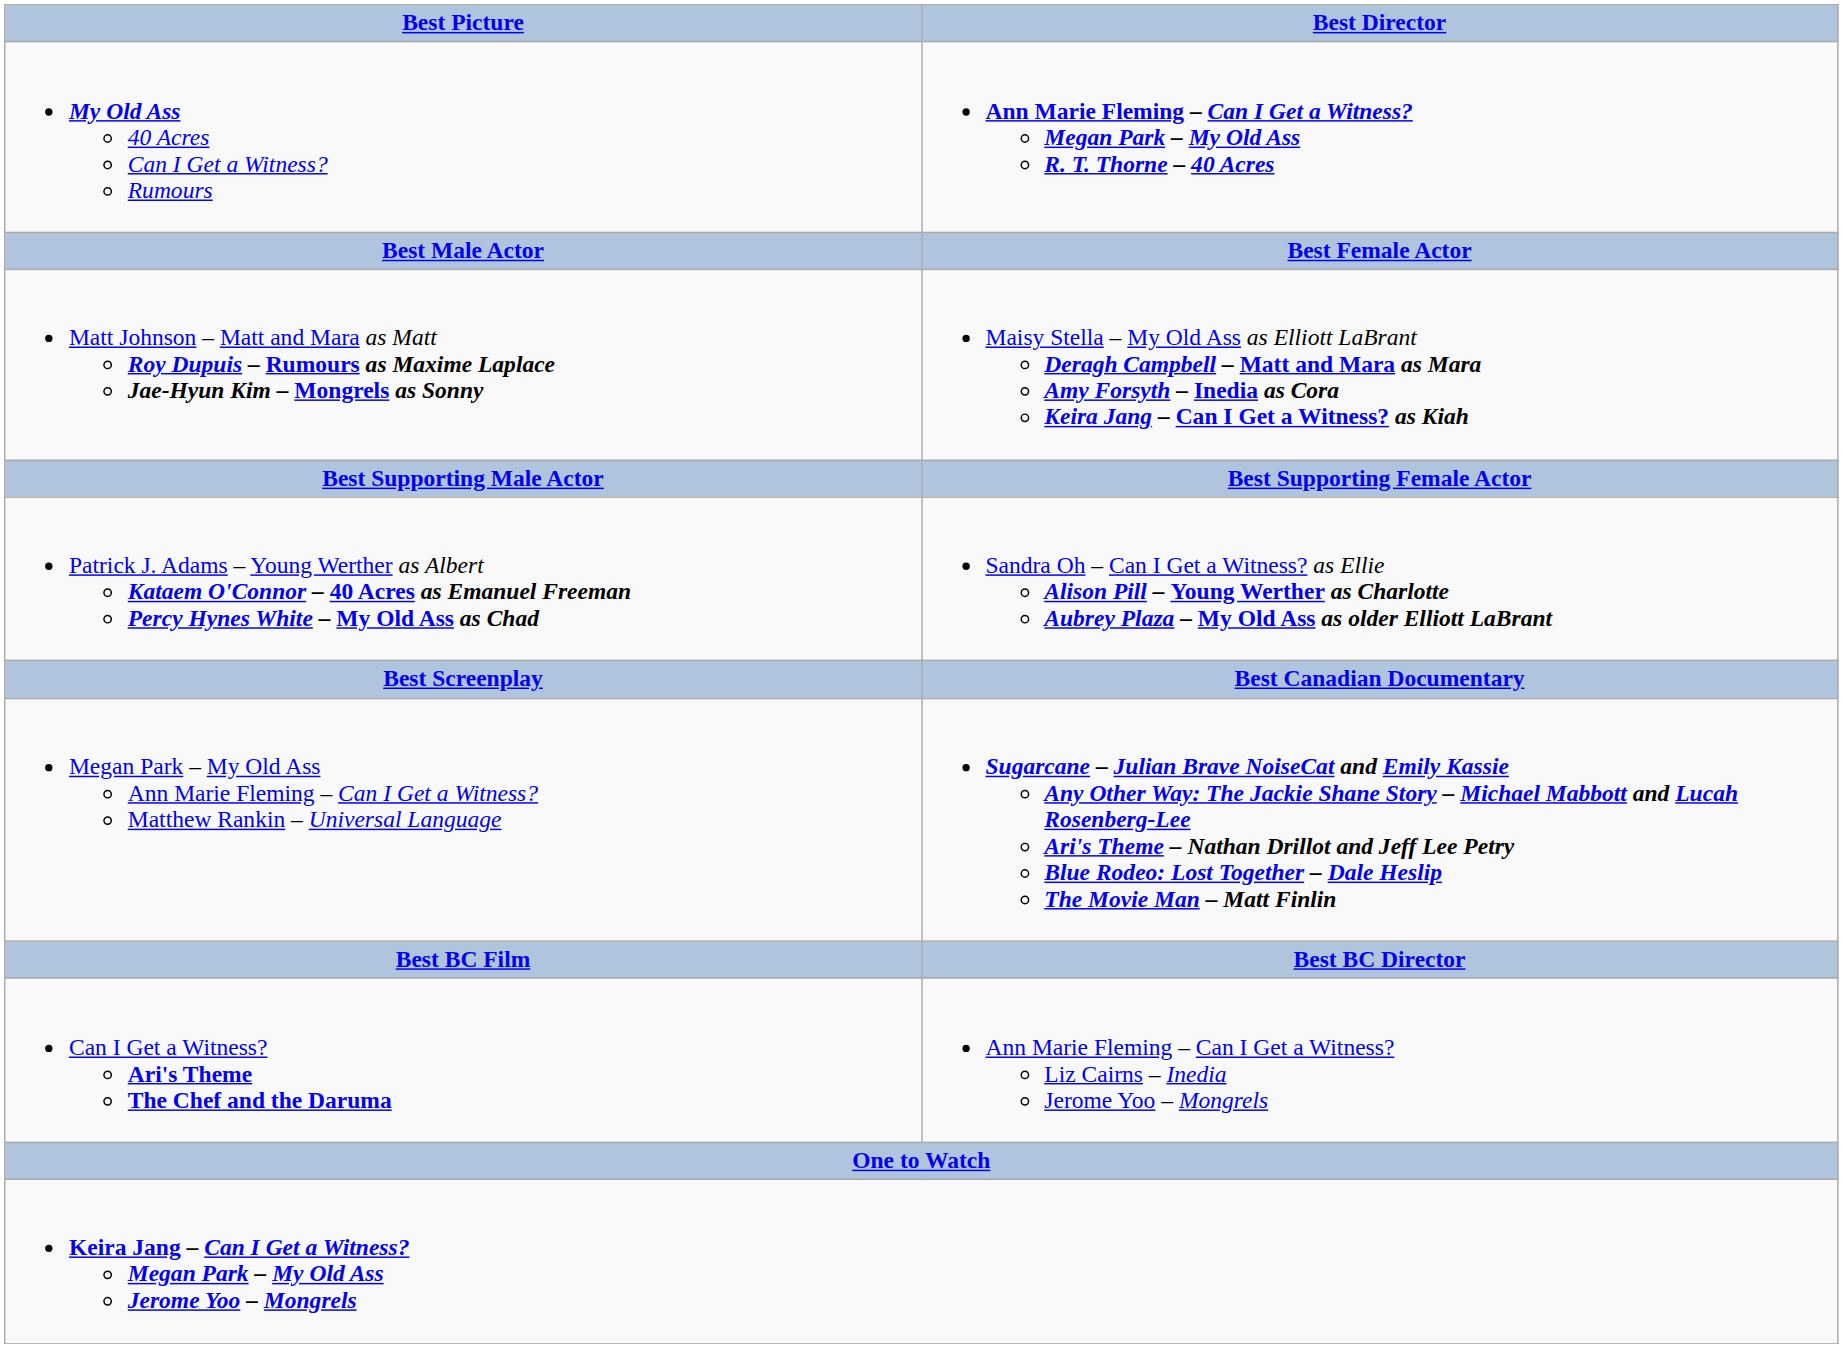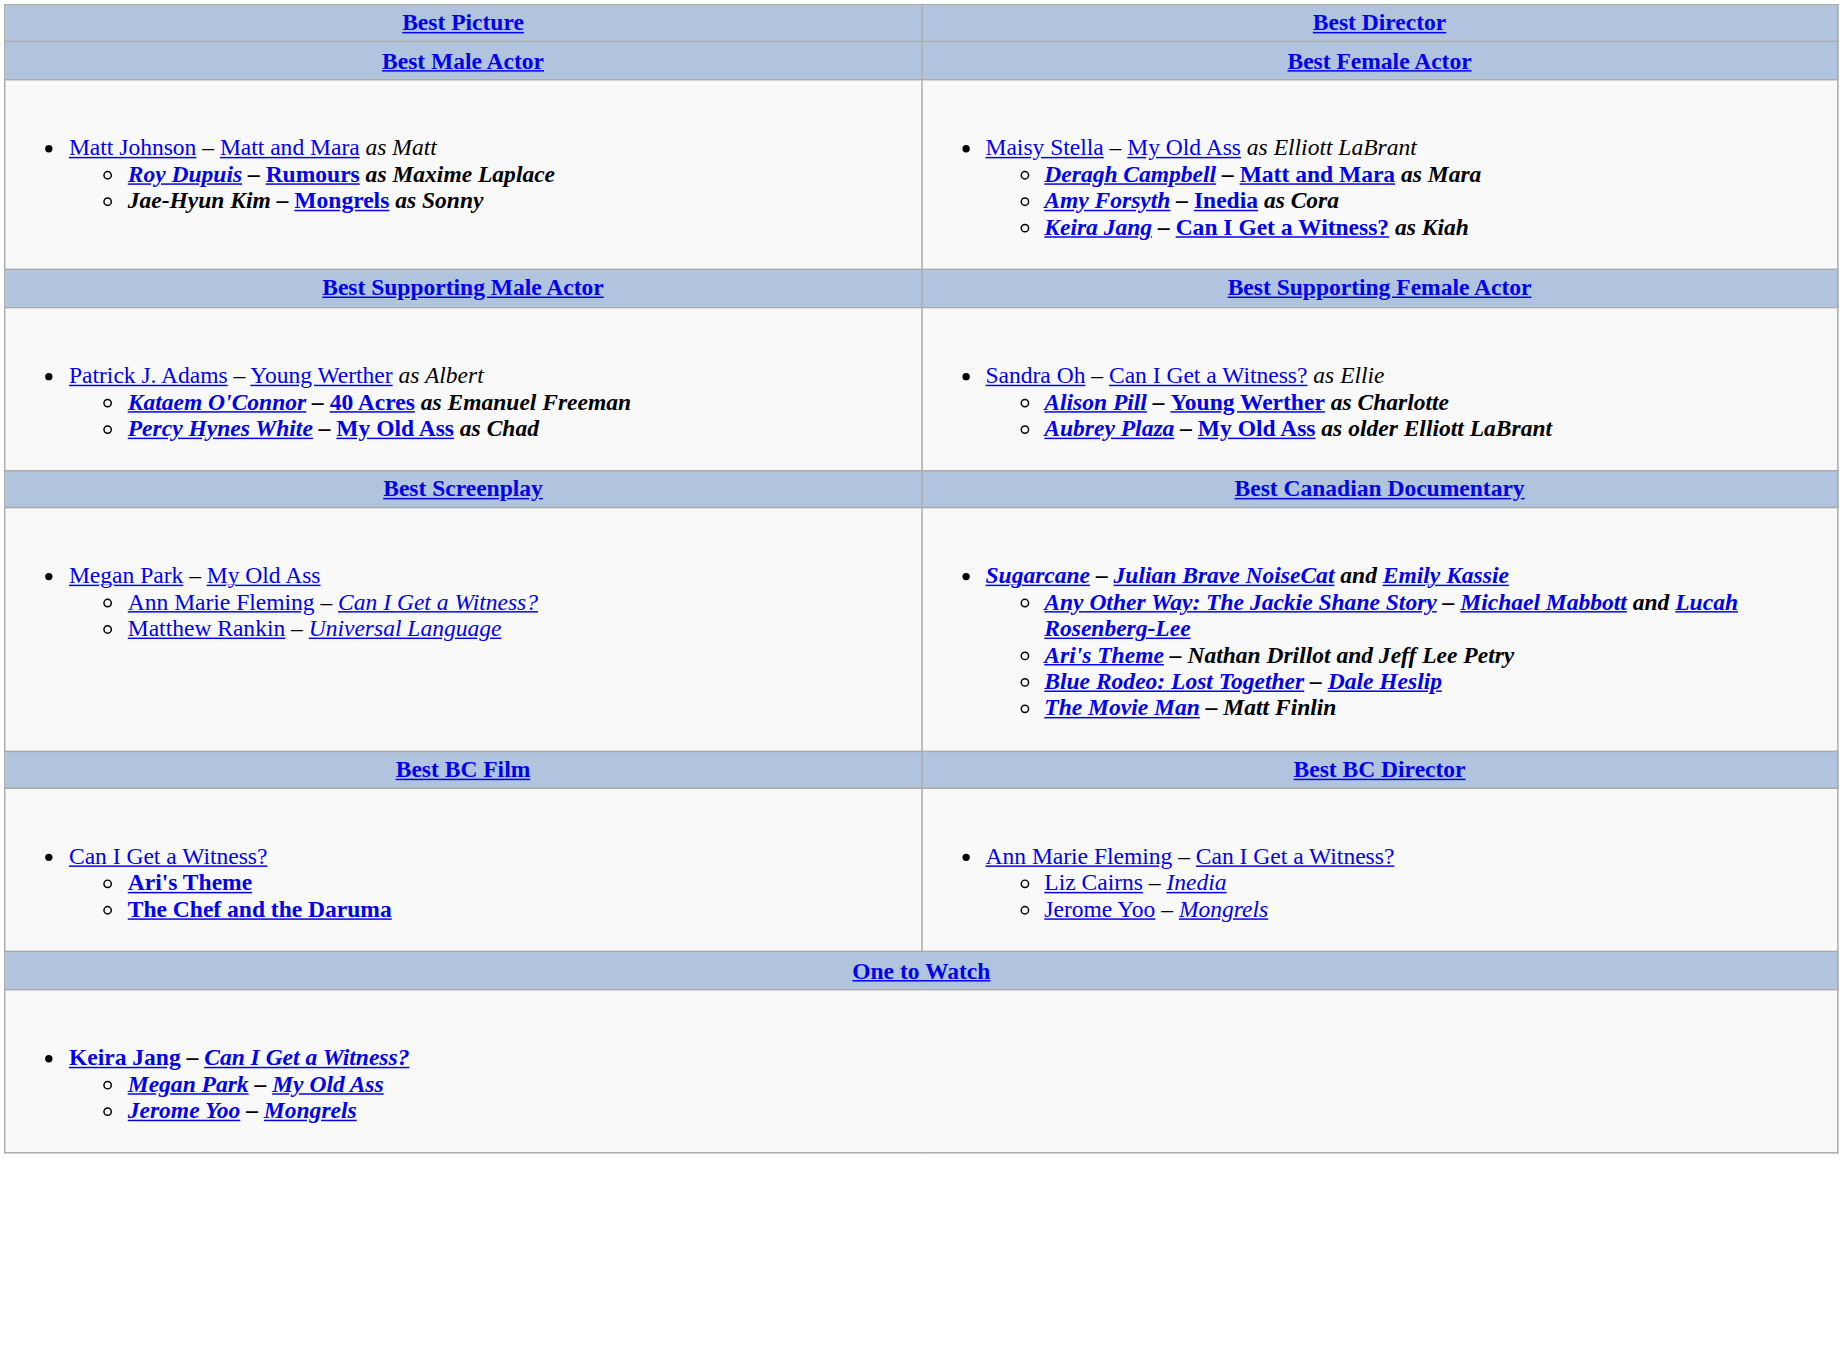- row: (463, 150)
